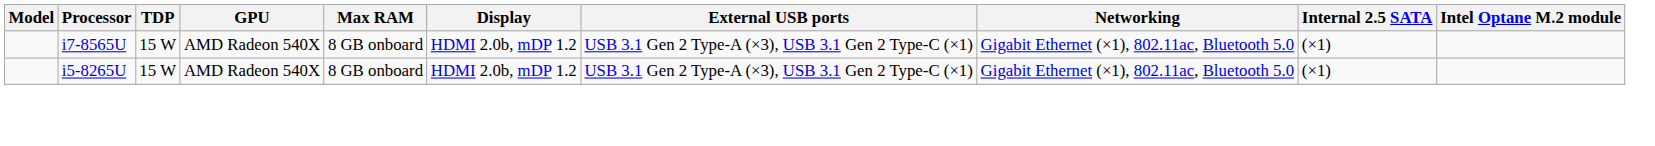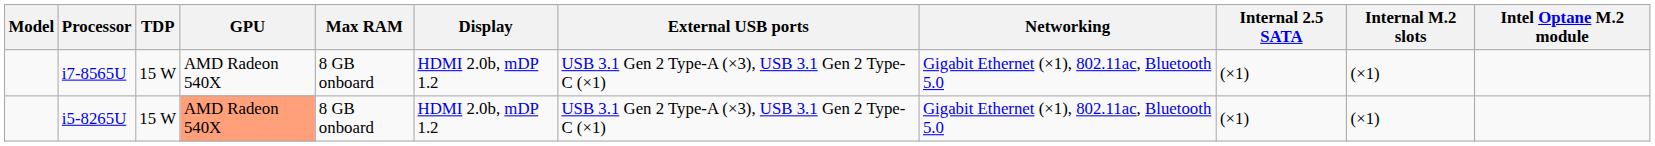+ column: (1411, 27)
(252, 71) no background -> (231, 118) lightsalmon background
